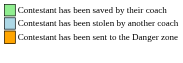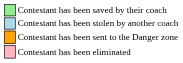+ row: (74, 52)
